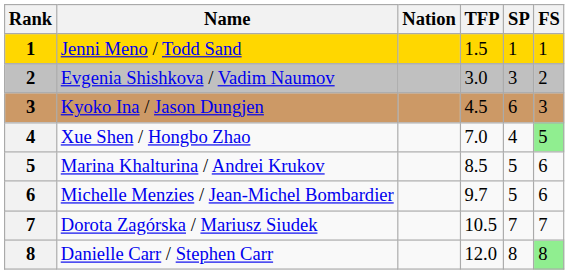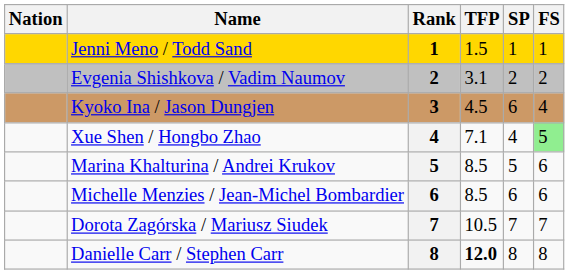columns swapped: (31, 19) <-> (429, 19)
(476, 78) 3.0 -> (476, 78) 3.1
(513, 78) 3 -> (513, 78) 2
(543, 107) 3 -> (543, 107) 4
(476, 136) 7.0 -> (476, 136) 7.1
(476, 195) 9.7 -> (476, 195) 8.5
(513, 195) 5 -> (513, 195) 6
(481, 254) normal -> (481, 254) bold
(543, 254) lightgreen background -> (543, 254) no background
